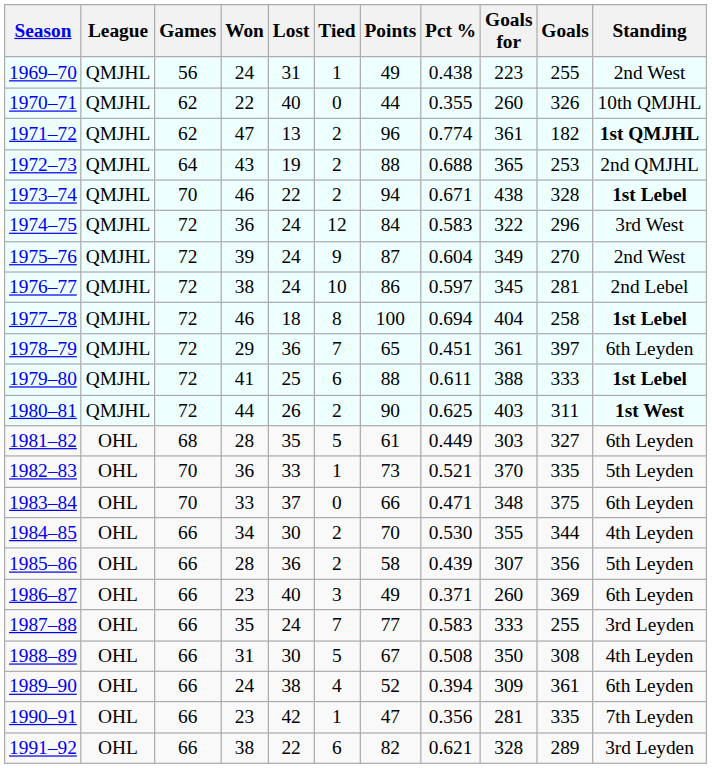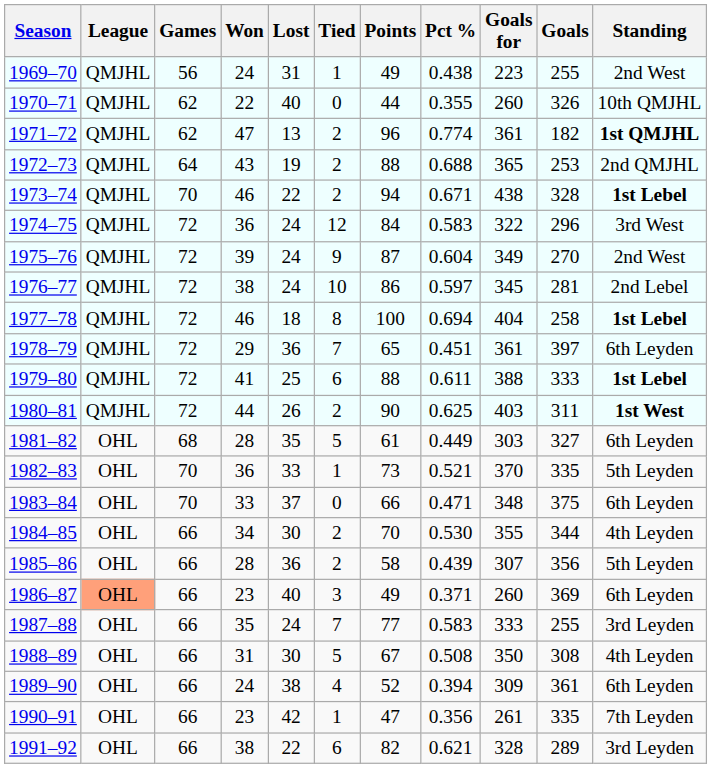(118, 594) no background -> (118, 594) lightsalmon background
(509, 717) 281 -> (509, 717) 261
